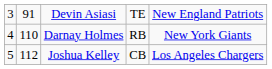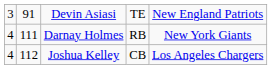(29, 34) 110 -> (29, 34) 111
(10, 54) 5 -> (10, 54) 4
